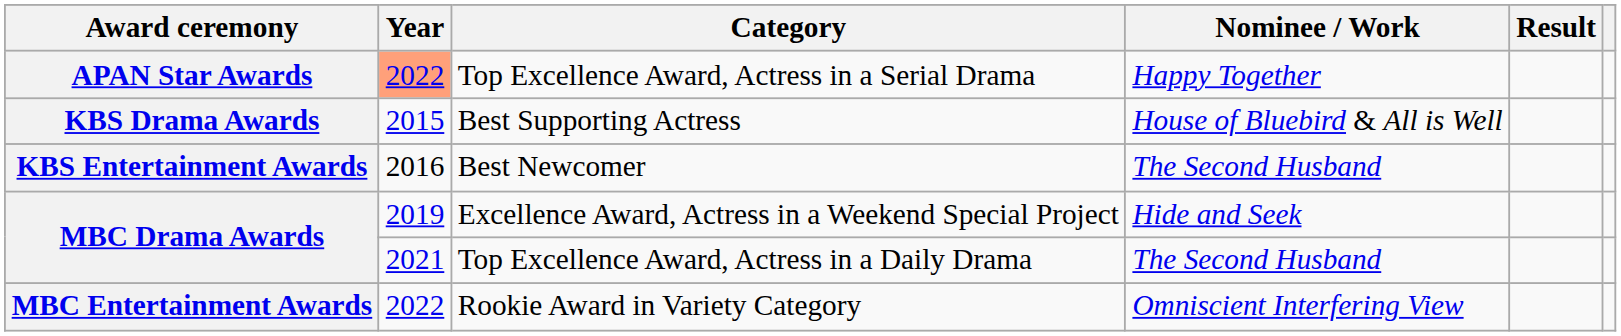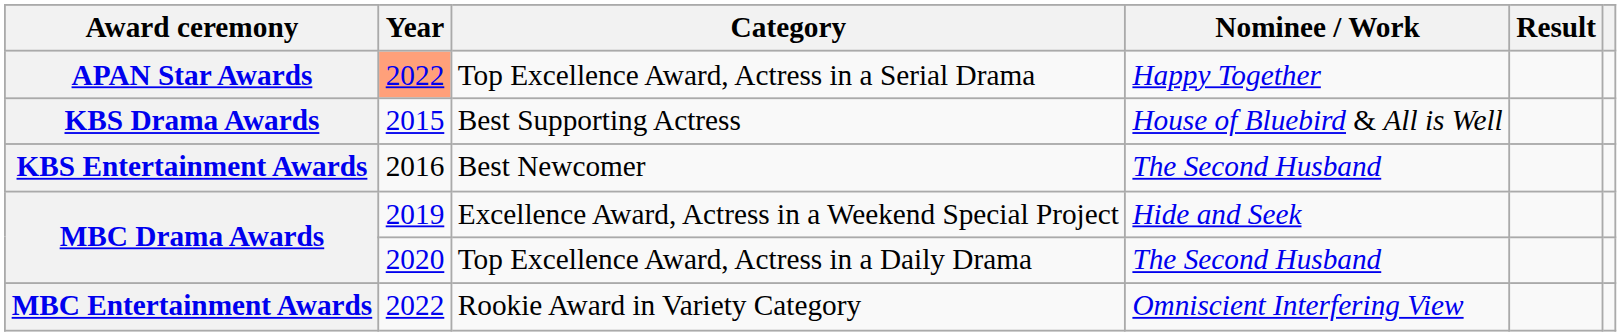(415, 259) 2021 -> (415, 259) 2020
